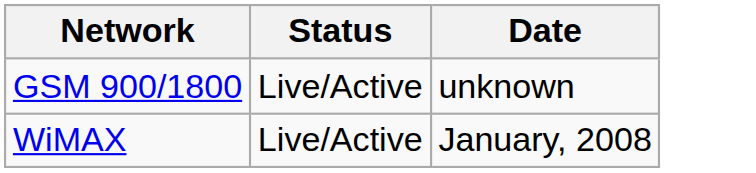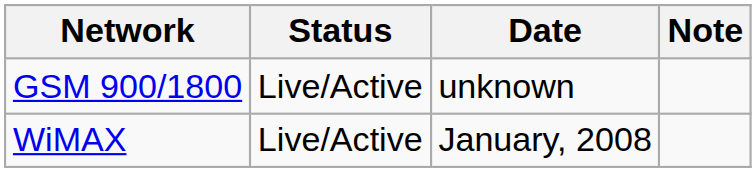+ column: (705, 31)
